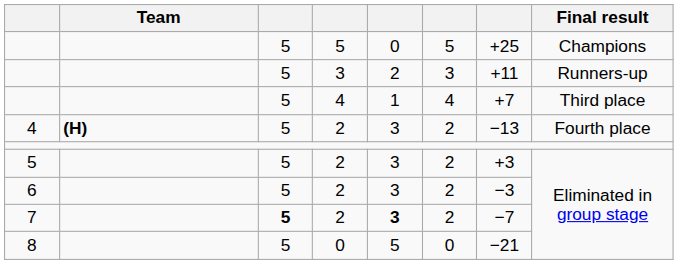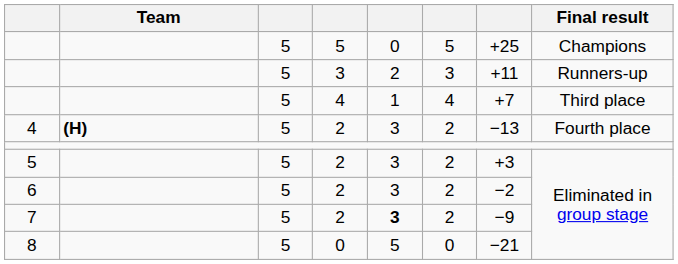(504, 190) −3 -> (504, 190) −2
(285, 218) bold -> (285, 218) normal
(504, 218) −7 -> (504, 218) −9
